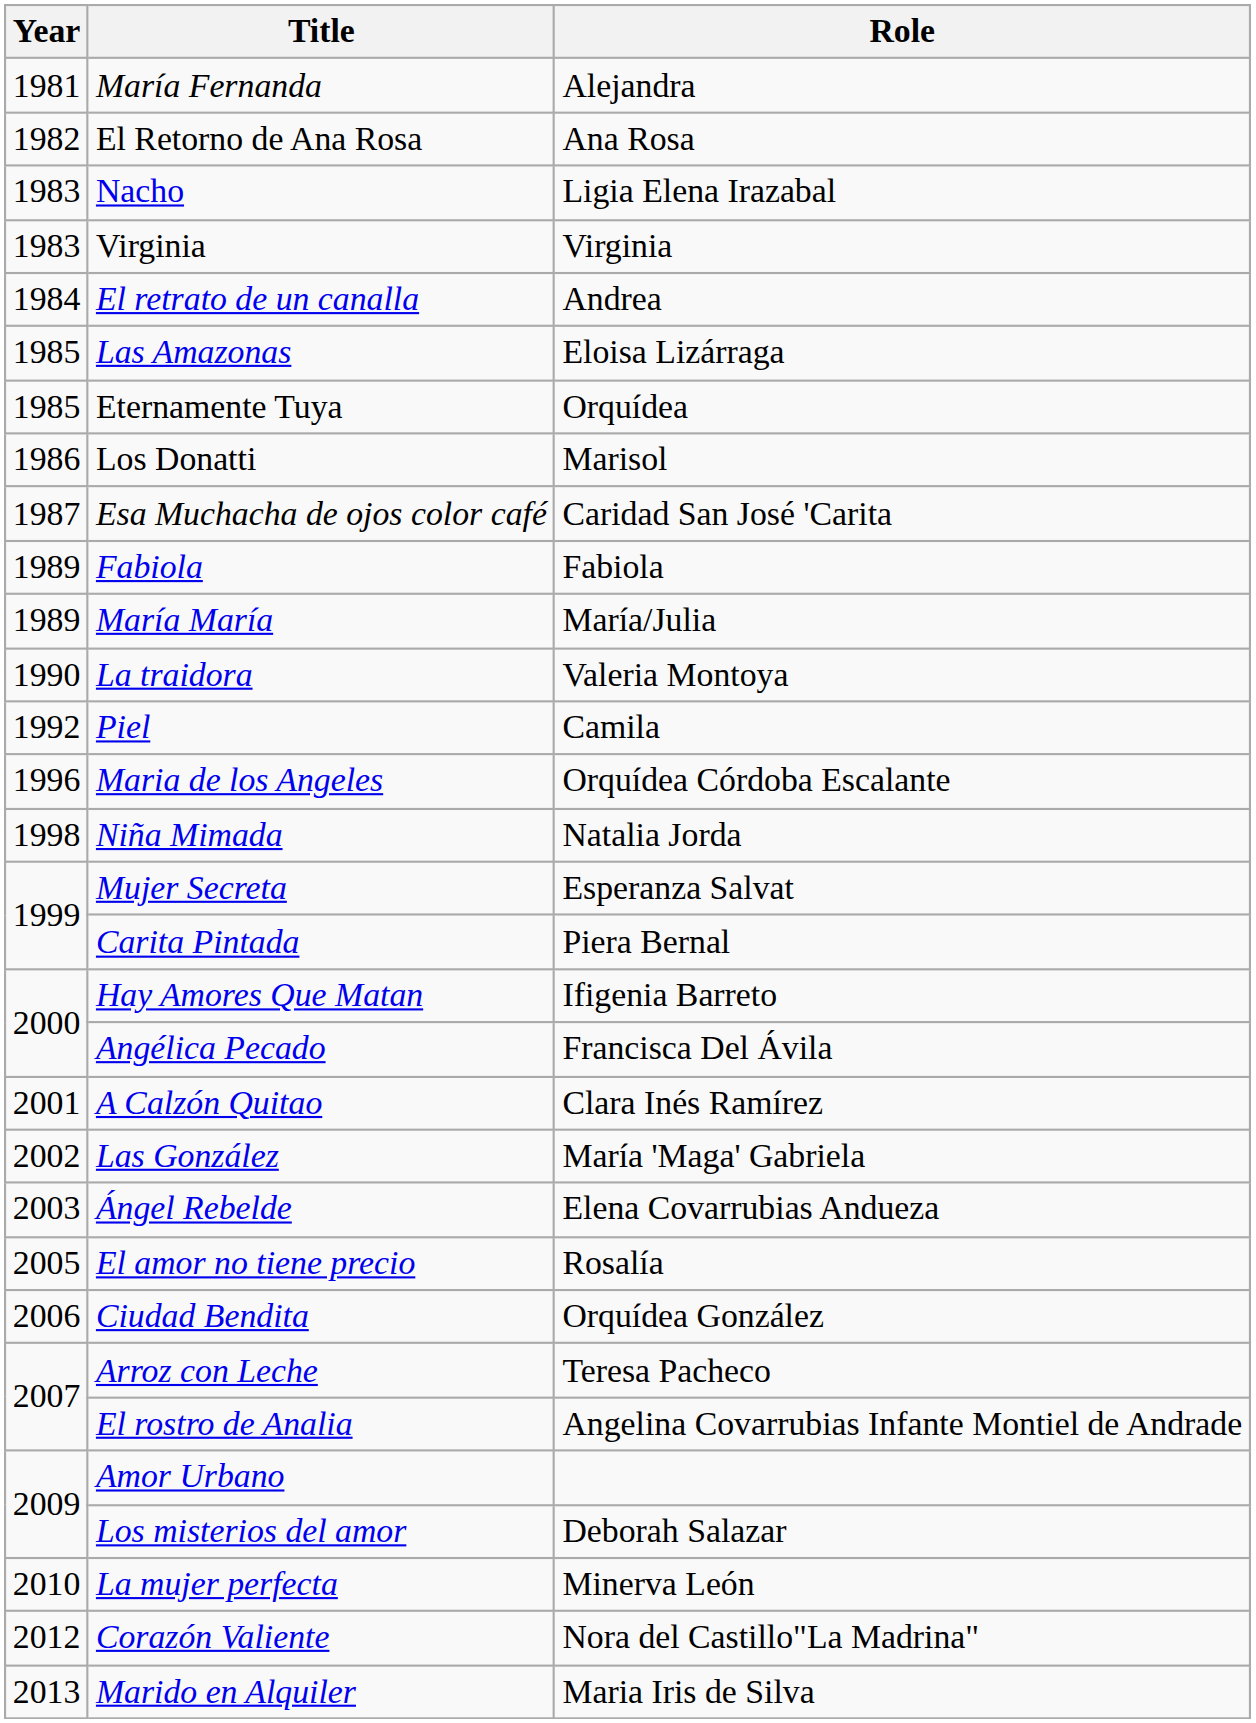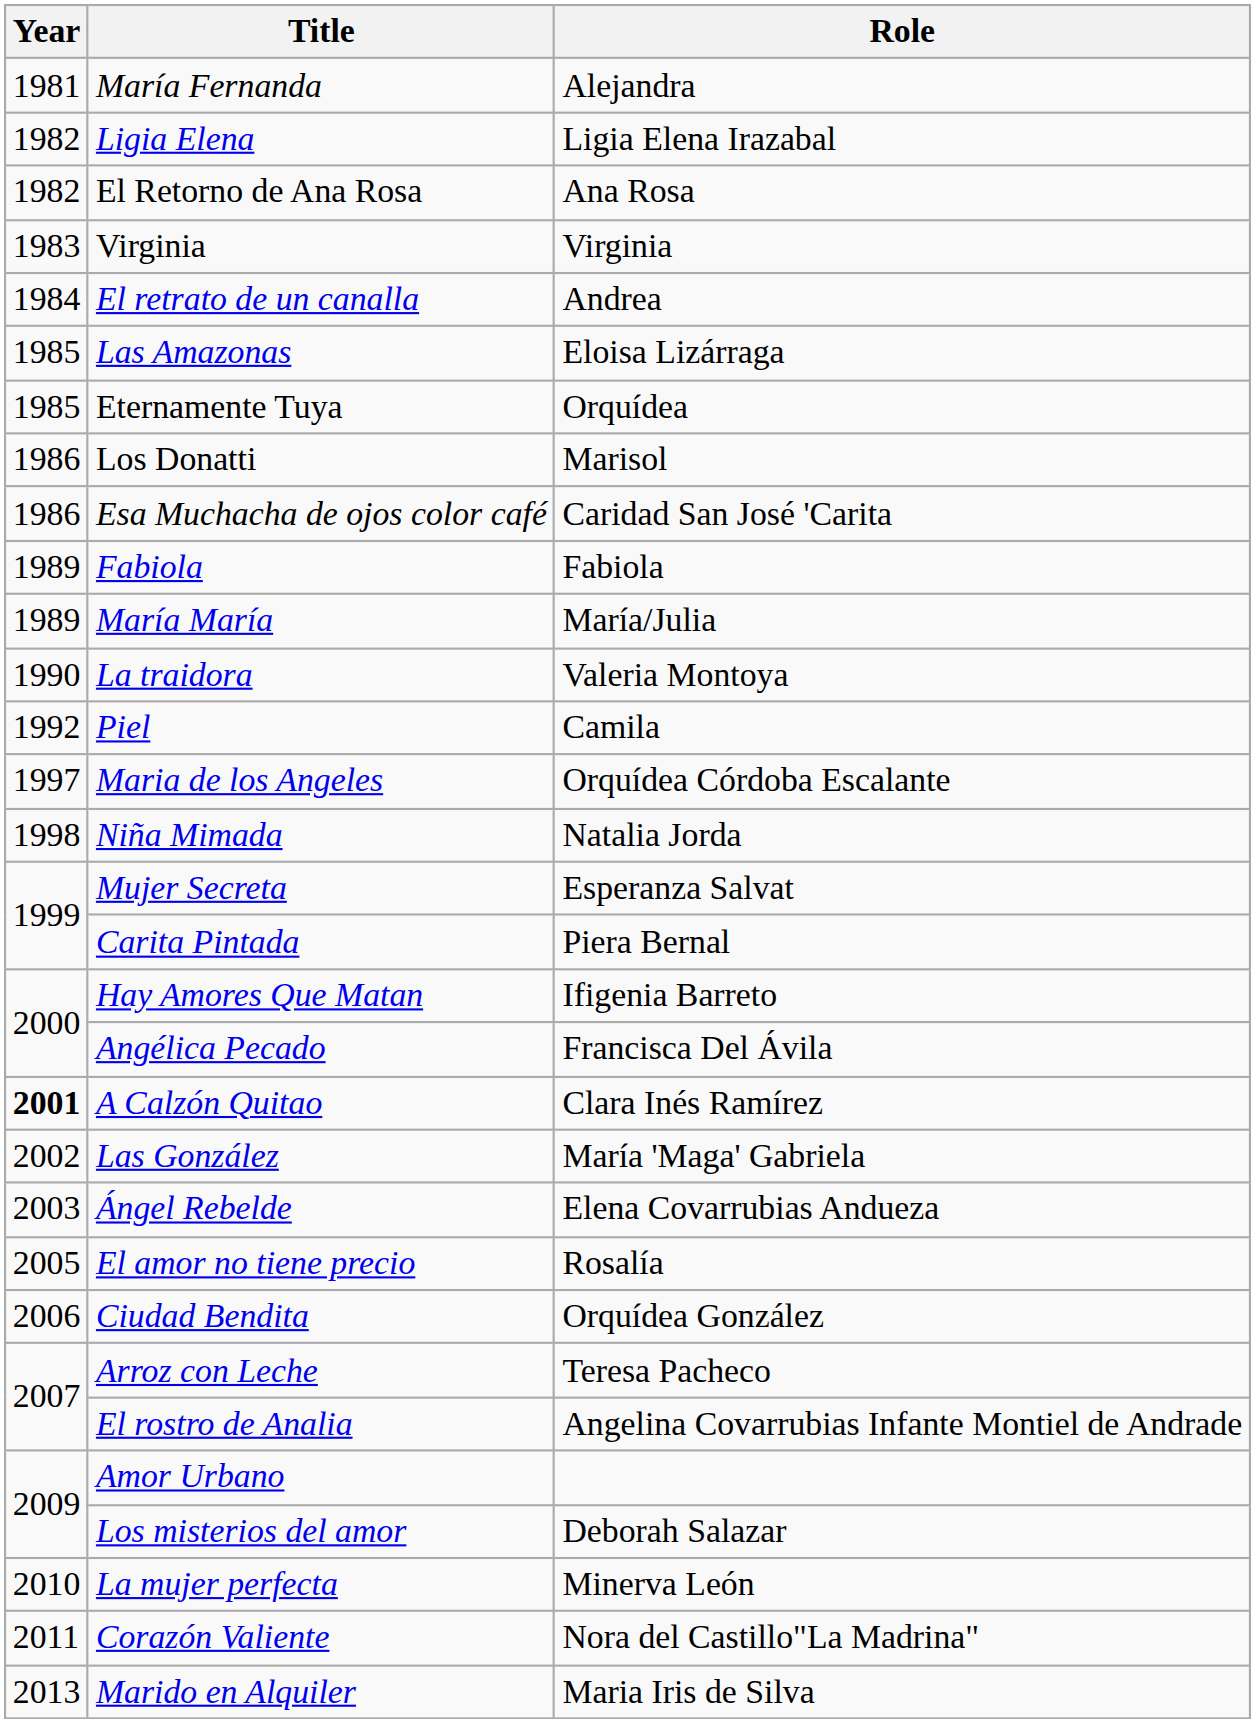+ row: (175, 138)
- row: (140, 191)
(47, 513) 1987 -> (47, 513) 1986
(47, 780) 1996 -> (47, 780) 1997
(47, 1102) normal -> (47, 1102) bold
(47, 1637) 2012 -> (46, 1637) 2011
